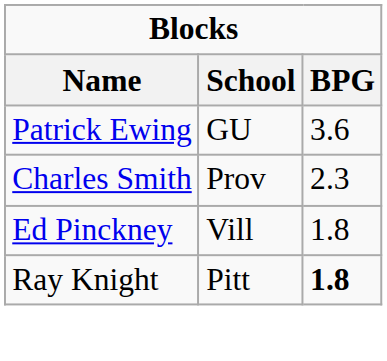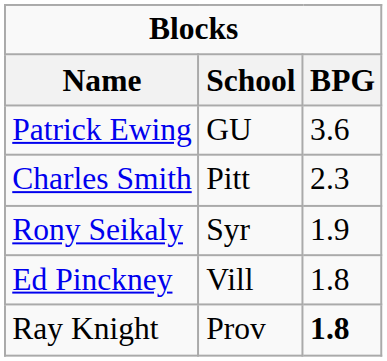(236, 179) Prov -> (228, 179) Pitt
+ row: (98, 229)
(228, 279) Pitt -> (236, 329) Prov
